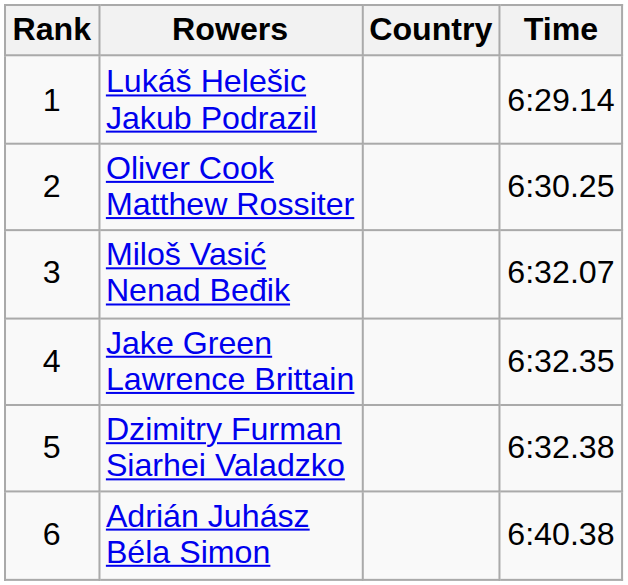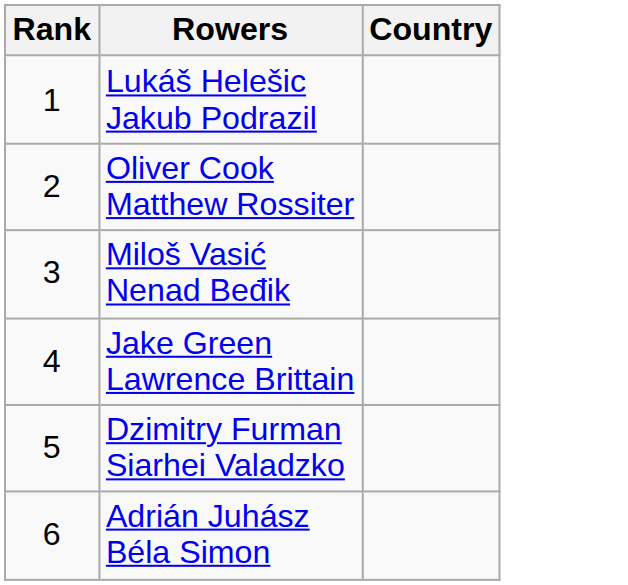- column: (561, 30)
